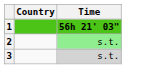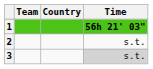+ column: (27, 12)
(108, 41) lightgreen background -> (135, 41) no background
